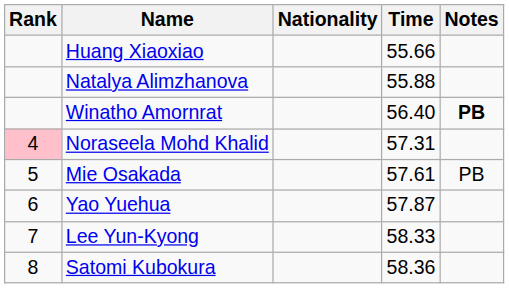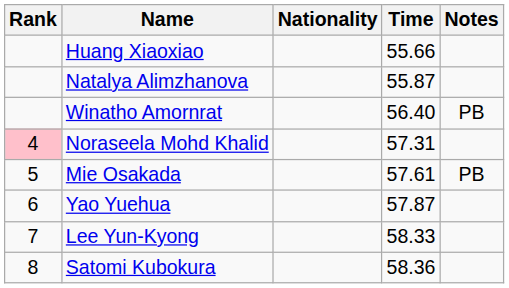(411, 81) 55.88 -> (411, 81) 55.87
(472, 112) bold -> (472, 112) normal
